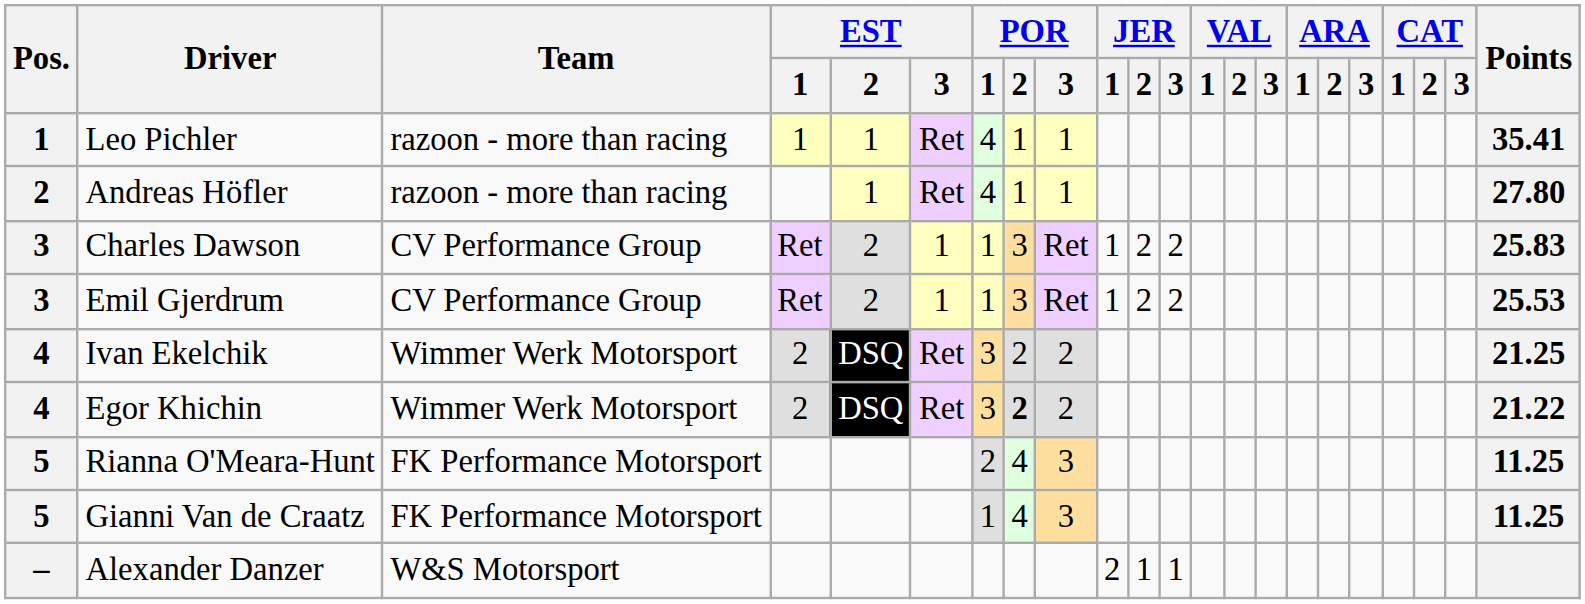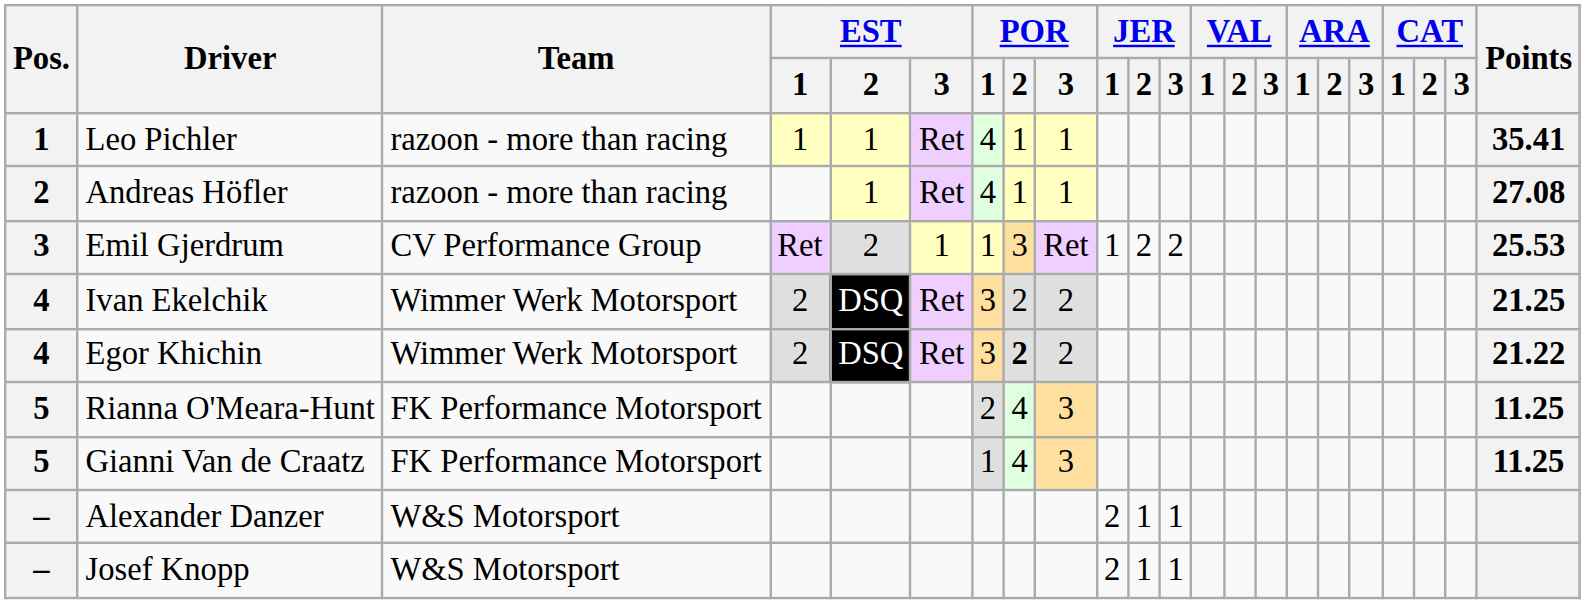(1529, 192) 27.80 -> (1529, 192) 27.08
- row: (193, 246)
+ row: (168, 569)
